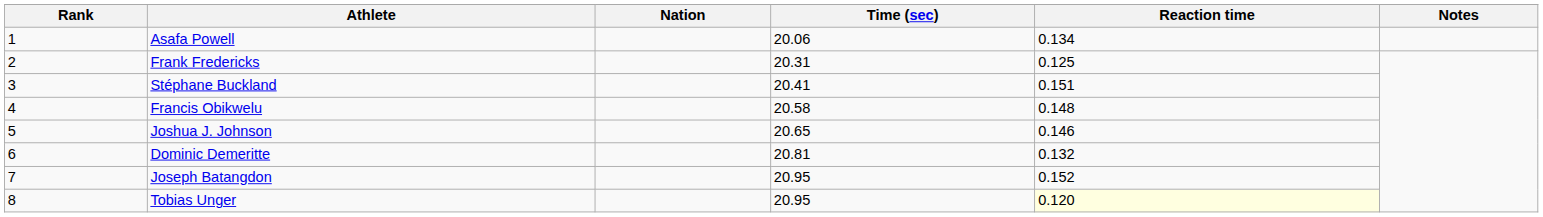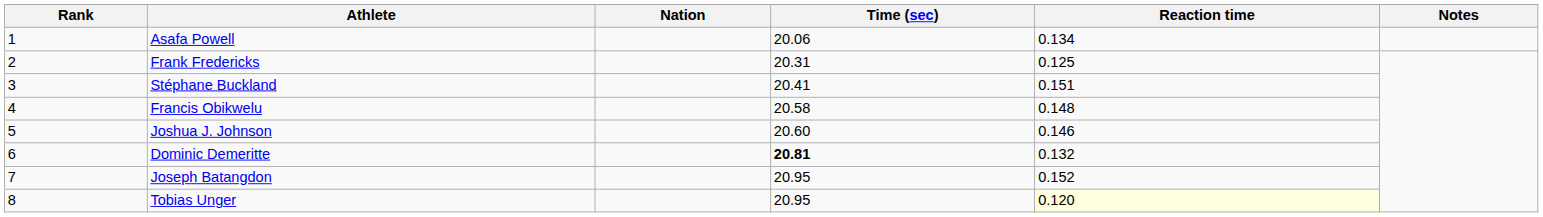(792, 131) 20.65 -> (792, 131) 20.60
(792, 154) normal -> (792, 154) bold
